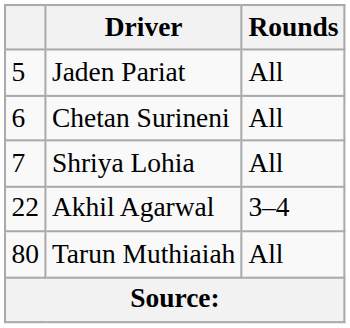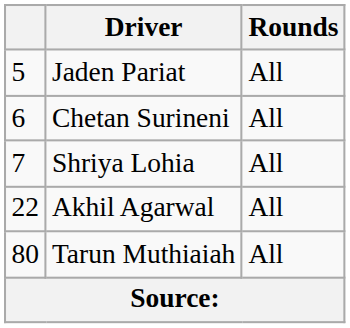(269, 208) 3–4 -> (266, 208) All
